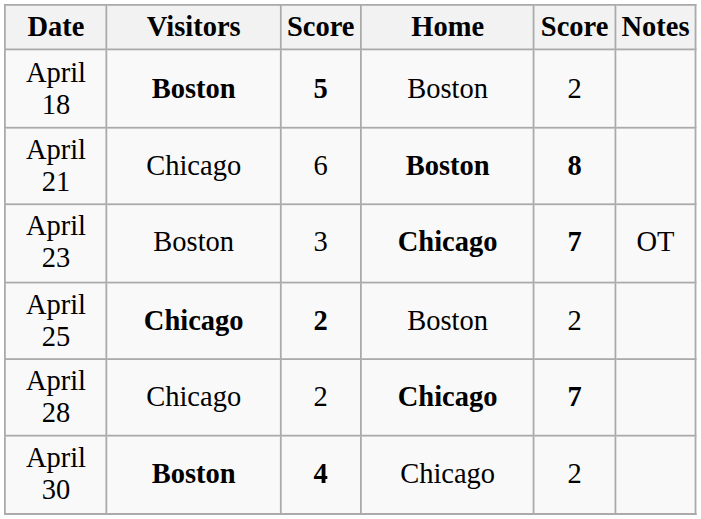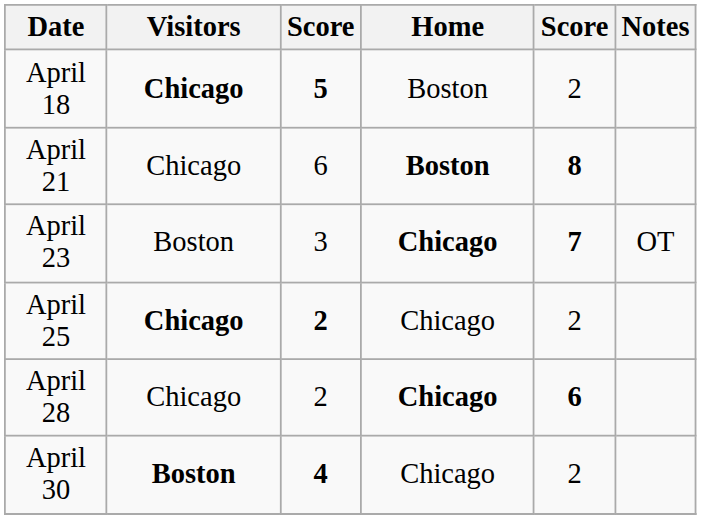(194, 88) Boston -> (194, 88) Chicago
(448, 319) Boston -> (448, 319) Chicago
(575, 397) 7 -> (575, 397) 6
